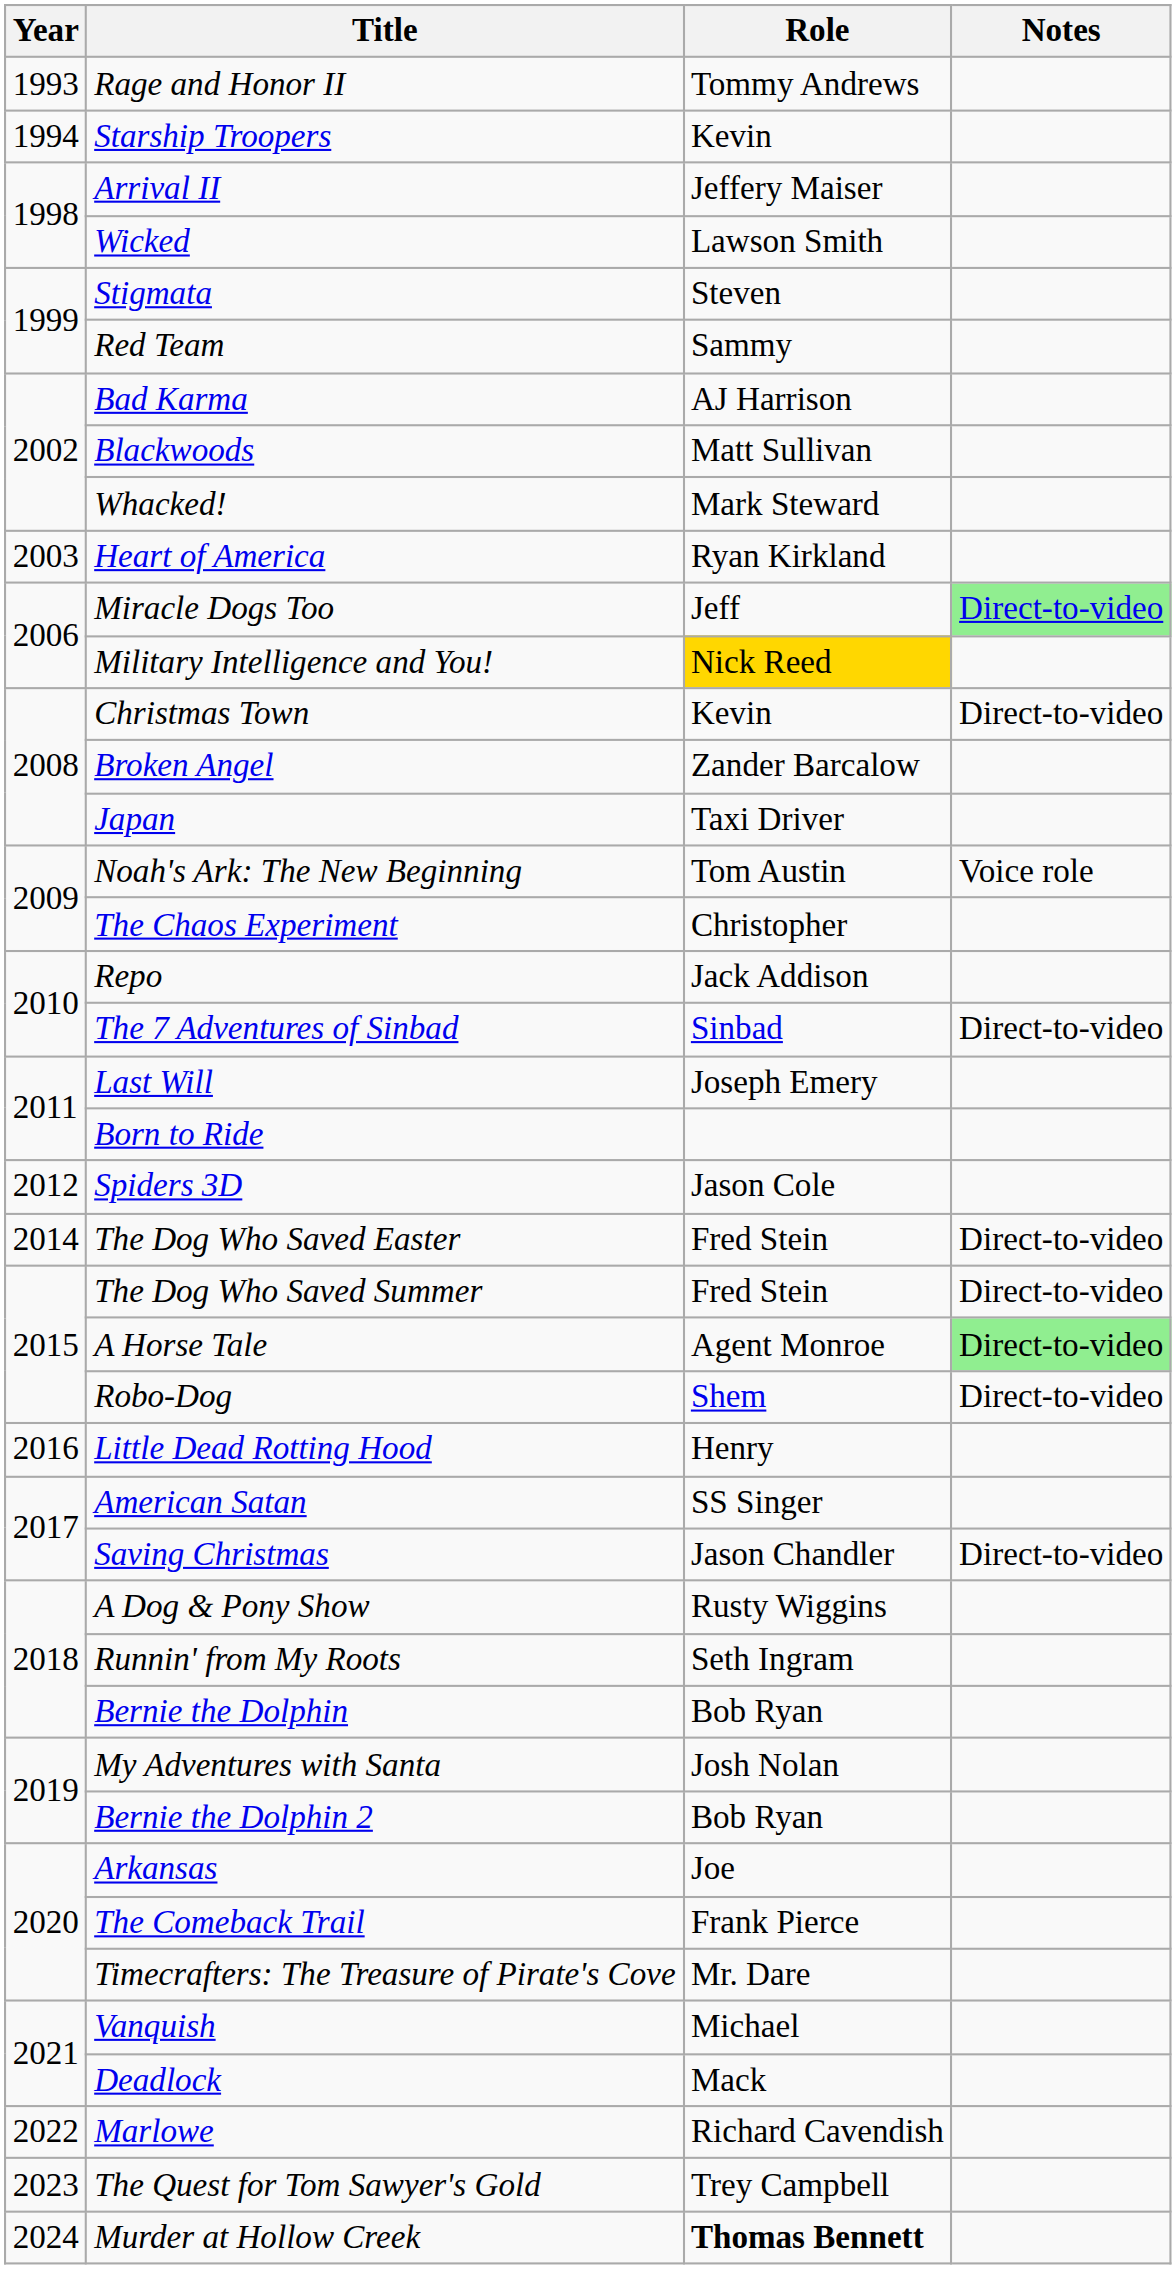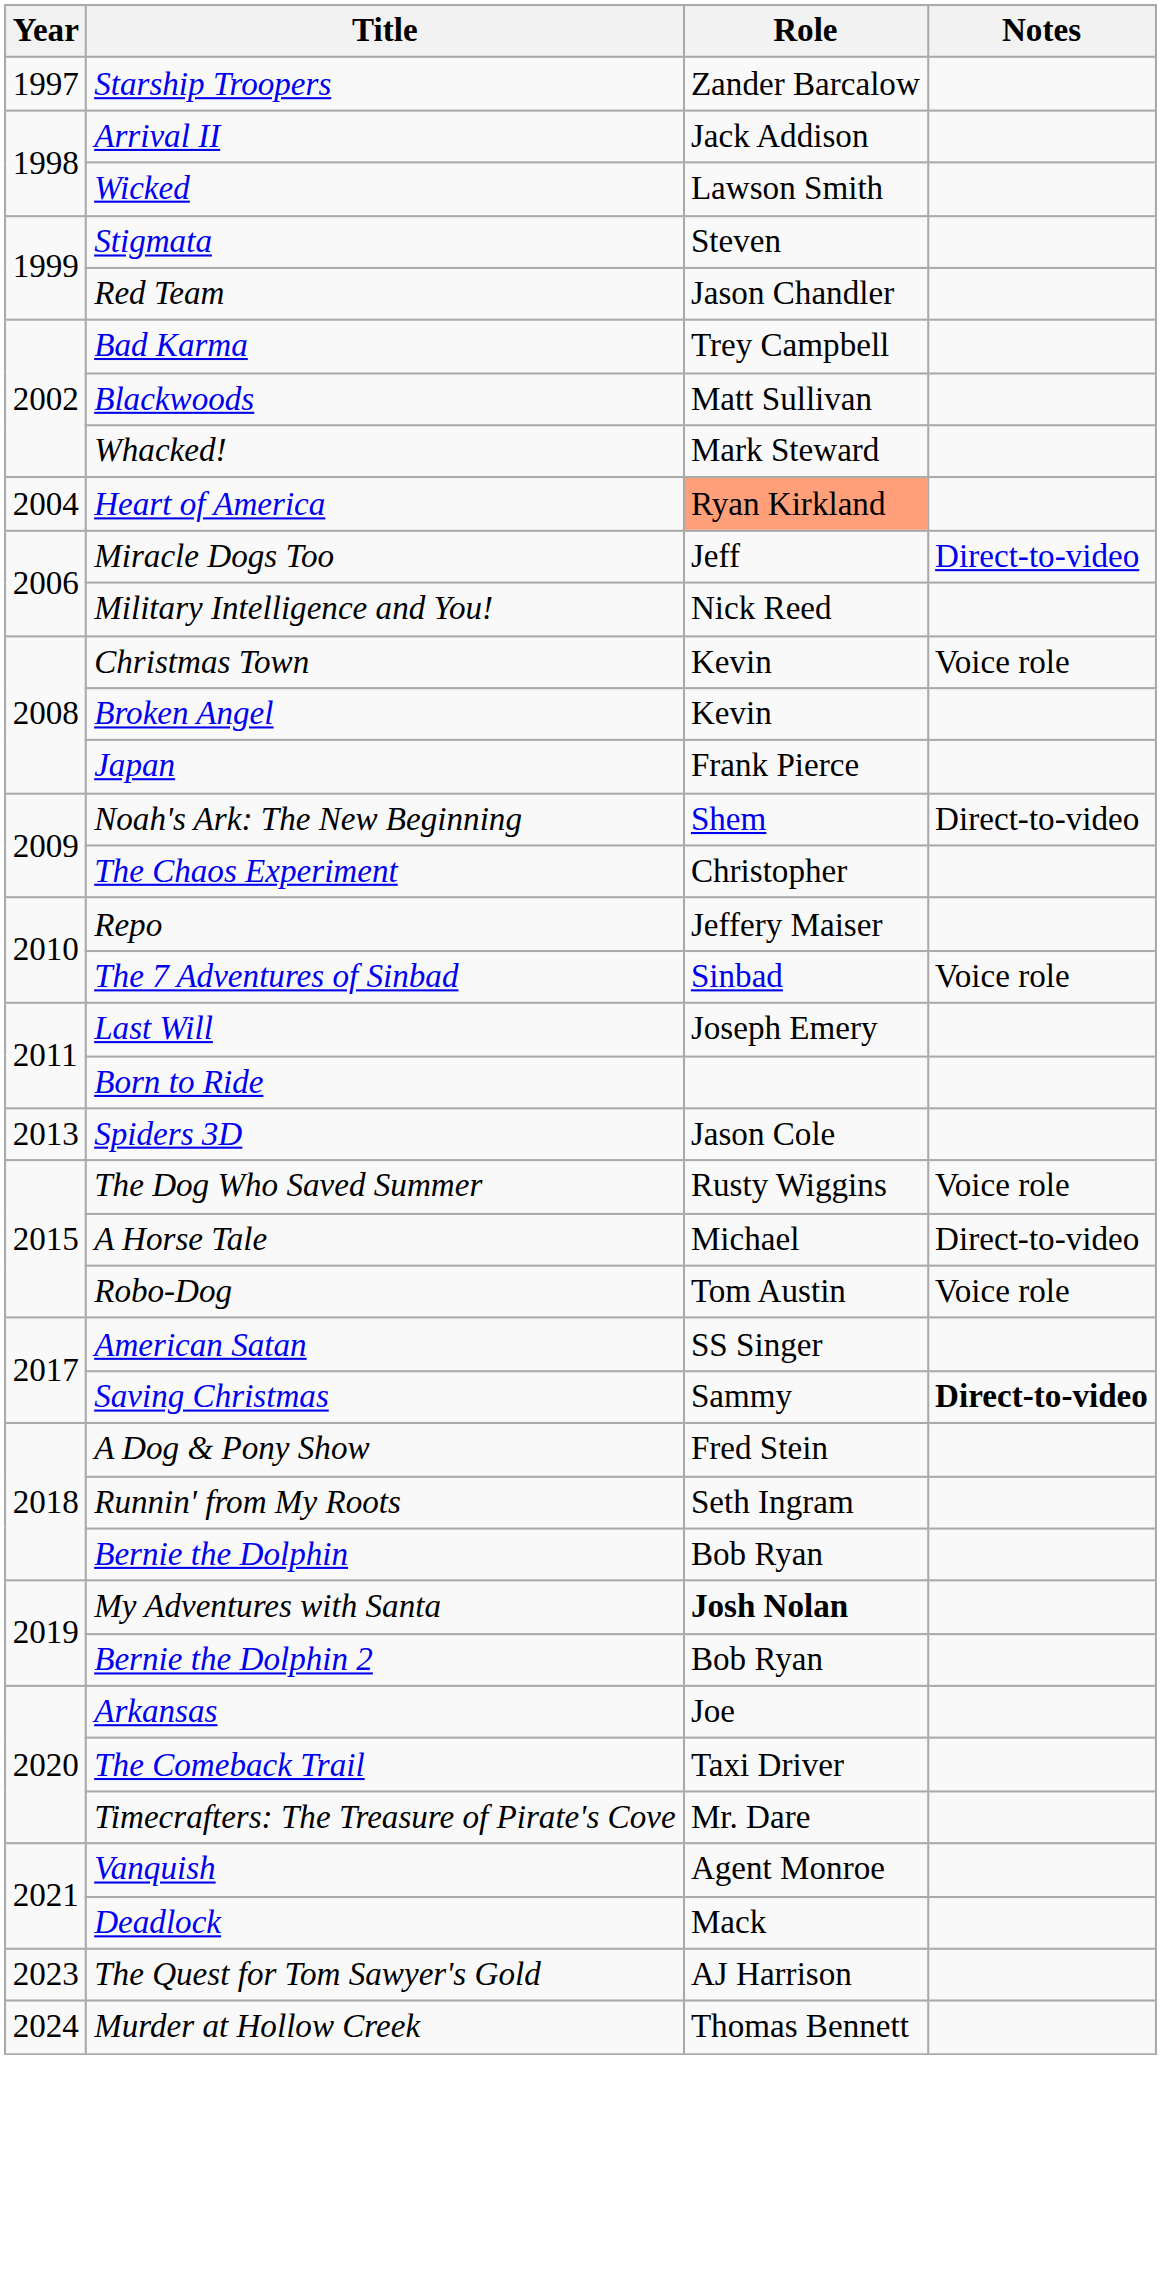- row: (220, 83)
(46, 135) 1994 -> (46, 83) 1997
(731, 135) Kevin -> (805, 83) Zander Barcalow
(787, 188) Jeffery Maiser -> (780, 135) Jack Addison
(741, 345) Sammy -> (793, 293) Jason Chandler
(771, 398) AJ Harrison -> (790, 345) Trey Campbell
(46, 556) 2003 -> (46, 503) 2004
(788, 556) no background -> (788, 503) lightsalmon background
(1061, 608) lightgreen background -> (1037, 556) no background
(761, 661) gold background -> (761, 608) no background
(1061, 713) Direct-to-video -> (1002, 661) Voice role
(805, 766) Zander Barcalow -> (731, 713) Kevin
(767, 818) Taxi Driver -> (775, 766) Frank Pierce
(768, 871) Tom Austin -> (729, 818) Shem
(1026, 871) Voice role -> (1037, 818) Direct-to-video
(780, 976) Jack Addison -> (787, 923) Jeffery Maiser
(1061, 1028) Direct-to-video -> (1002, 976) Voice role
(46, 1186) 2012 -> (46, 1133) 2013
- row: (277, 1238)
(759, 1291) Fred Stein -> (789, 1186) Rusty Wiggins
(1061, 1291) Direct-to-video -> (1002, 1186) Voice role
(788, 1343) Agent Monroe -> (745, 1238) Michael
(1061, 1343) lightgreen background -> (1037, 1238) no background
(729, 1396) Shem -> (768, 1291) Tom Austin
(1061, 1396) Direct-to-video -> (1002, 1291) Voice role
- row: (263, 1448)
(793, 1554) Jason Chandler -> (741, 1396) Sammy
(1061, 1554) normal -> (1041, 1396) bold
(789, 1606) Rusty Wiggins -> (759, 1448) Fred Stein
(765, 1764) normal -> (770, 1606) bold
(775, 1921) Frank Pierce -> (767, 1764) Taxi Driver
(745, 2026) Michael -> (788, 1869) Agent Monroe
- row: (154, 2131)
(790, 2184) Trey Campbell -> (771, 1974) AJ Harrison
(807, 2236) bold -> (800, 2026) normal
